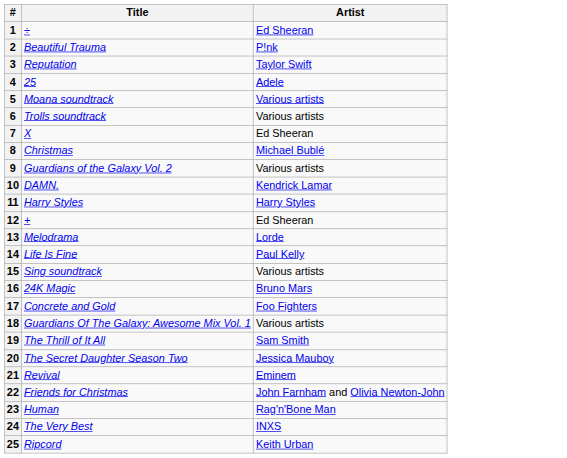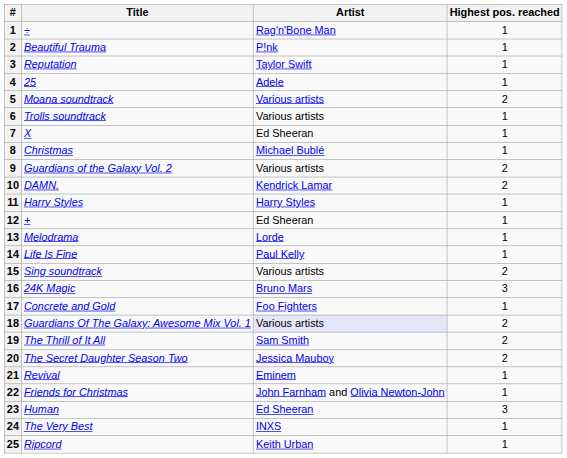+ column: (505, 13)
(285, 30) Ed Sheeran -> (296, 30) Rag'n'Bone Man
(290, 323) no background -> (290, 323) lavender background
(296, 409) Rag'n'Bone Man -> (285, 409) Ed Sheeran
